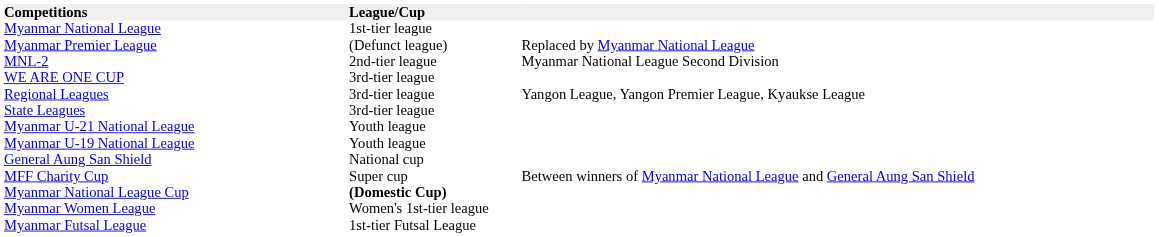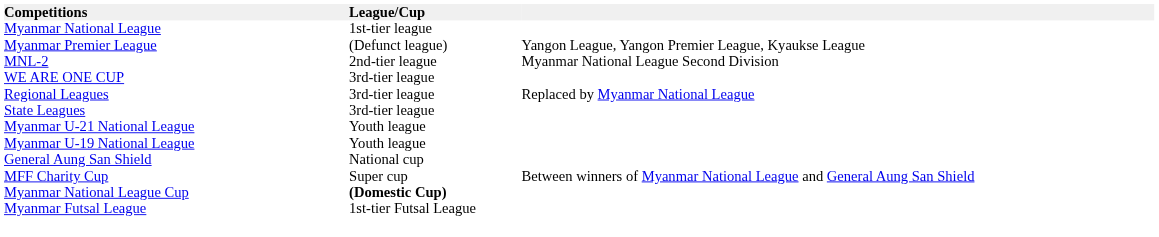(638, 44) Replaced by Myanmar National League -> (693, 44) Yangon League, Yangon Premier League, Kyaukse League
(693, 94) Yangon League, Yangon Premier League, Kyaukse League -> (638, 94) Replaced by Myanmar National League
- row: (80, 208)
